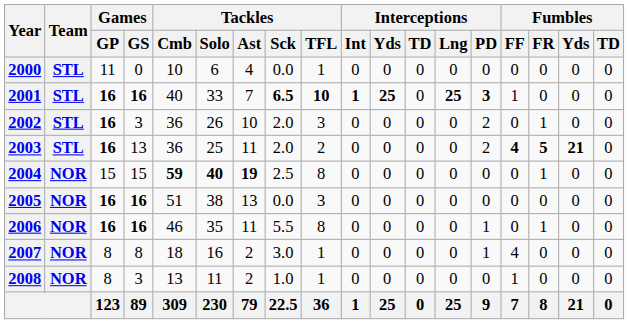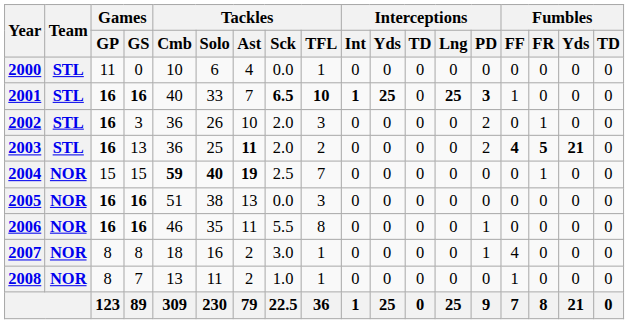(249, 148) normal -> (249, 148) bold
(321, 174) 8 -> (321, 174) 7
(543, 226) 1 -> (543, 226) 0
(139, 278) 3 -> (139, 278) 7
